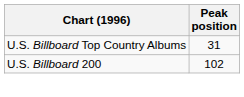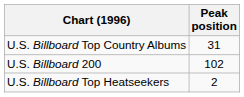+ row: (88, 82)
